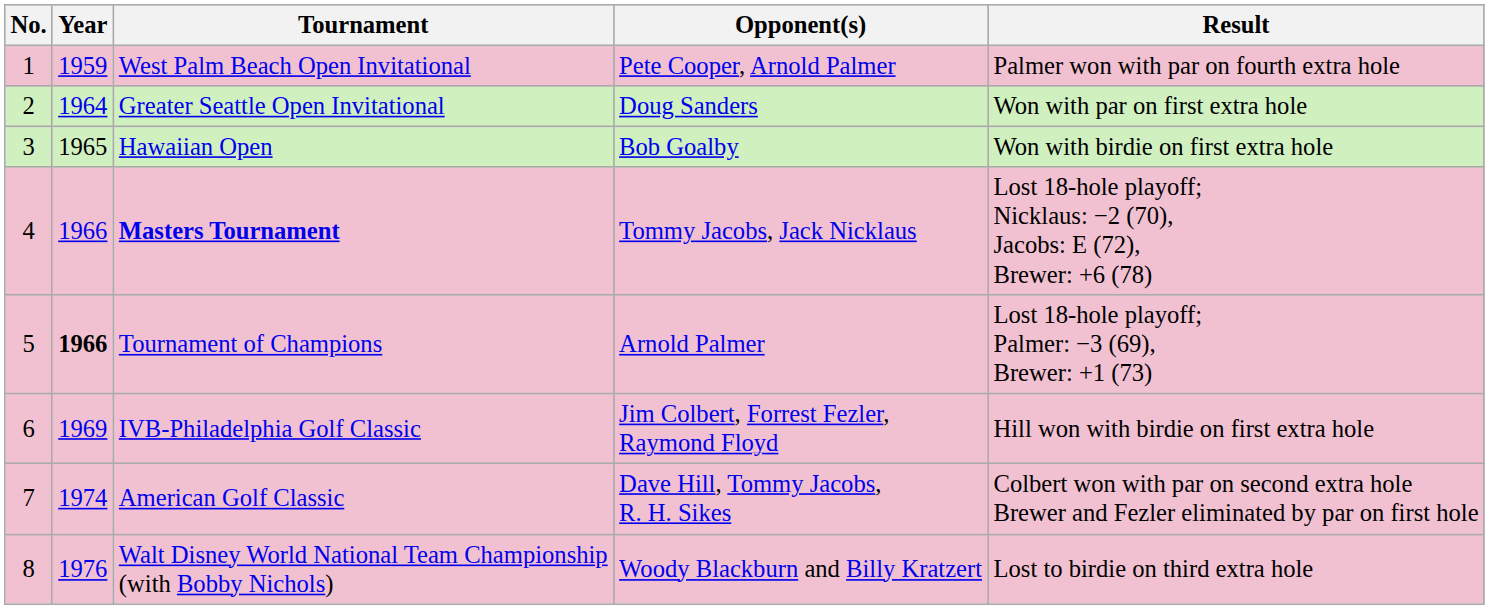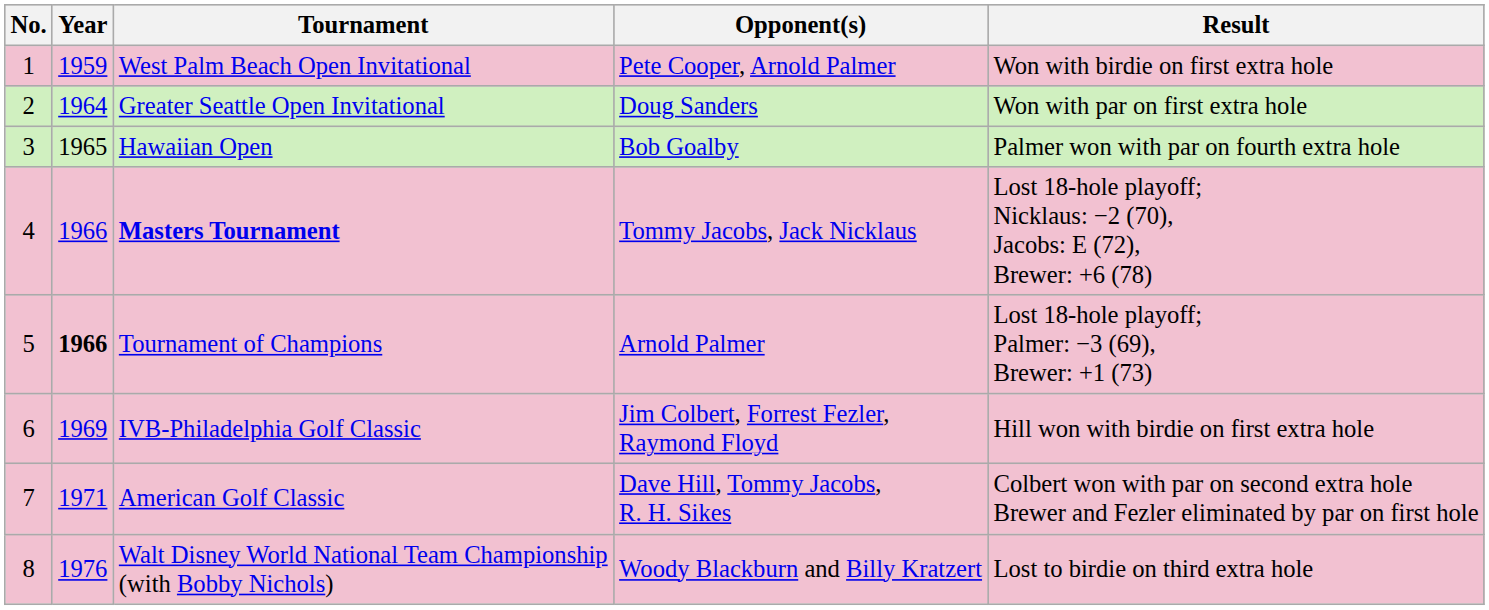(1197, 65) Palmer won with par on fourth extra hole -> (1163, 65) Won with birdie on first extra hole
(1163, 146) Won with birdie on first extra hole -> (1197, 146) Palmer won with par on fourth extra hole
(83, 498) 1974 -> (83, 498) 1971
